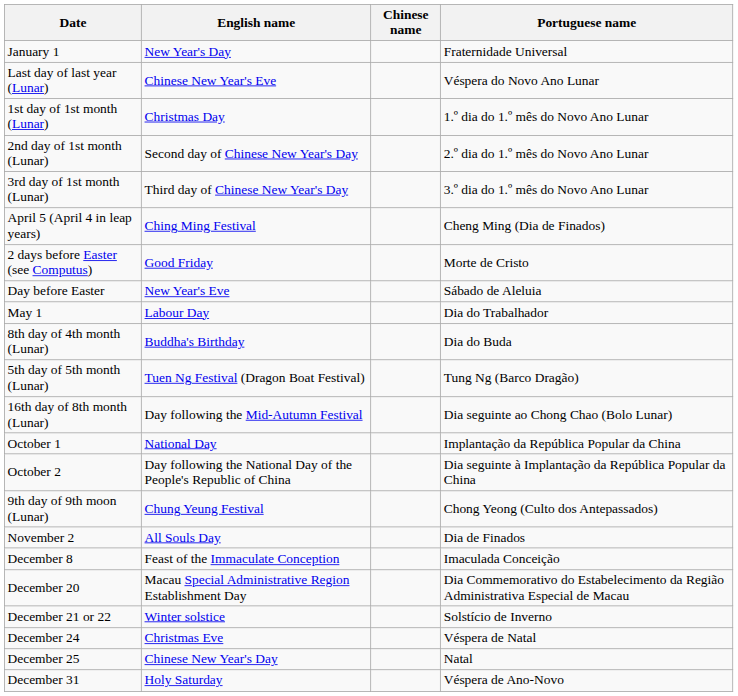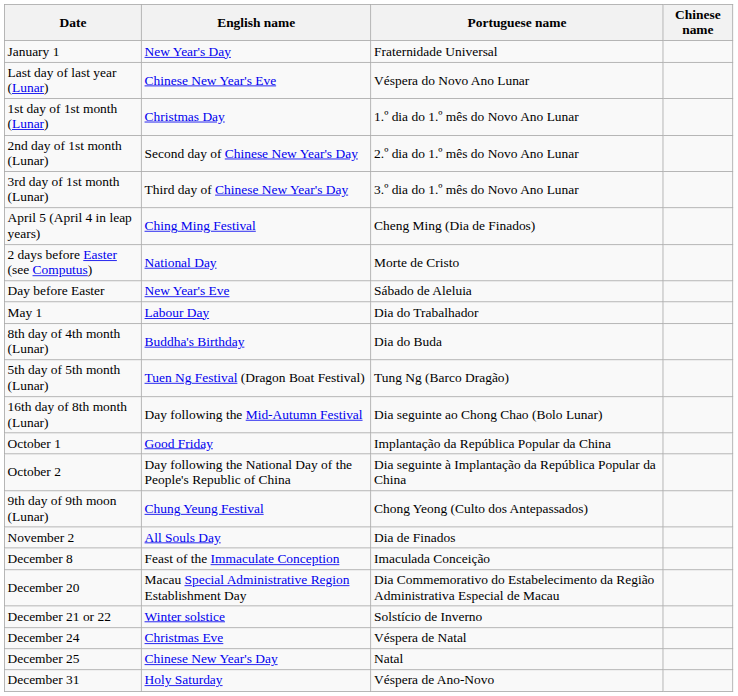columns swapped: (406, 22) <-> (587, 22)
(179, 262) Good Friday -> (181, 262) National Day
(181, 443) National Day -> (179, 443) Good Friday
